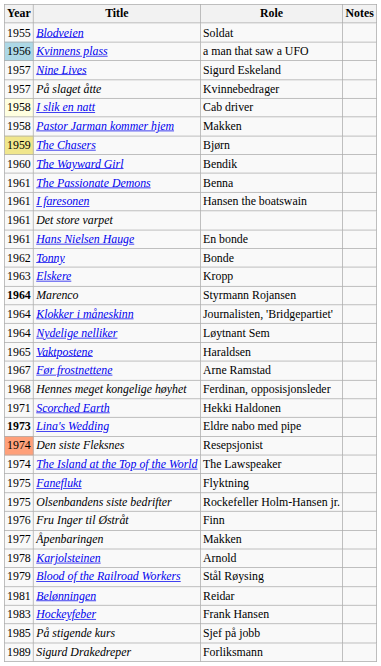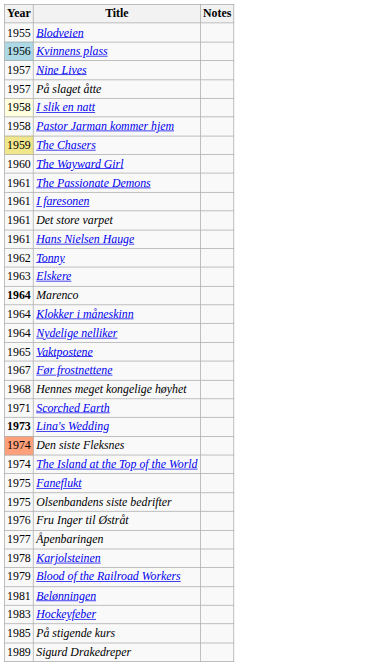- column: (272, 13)
